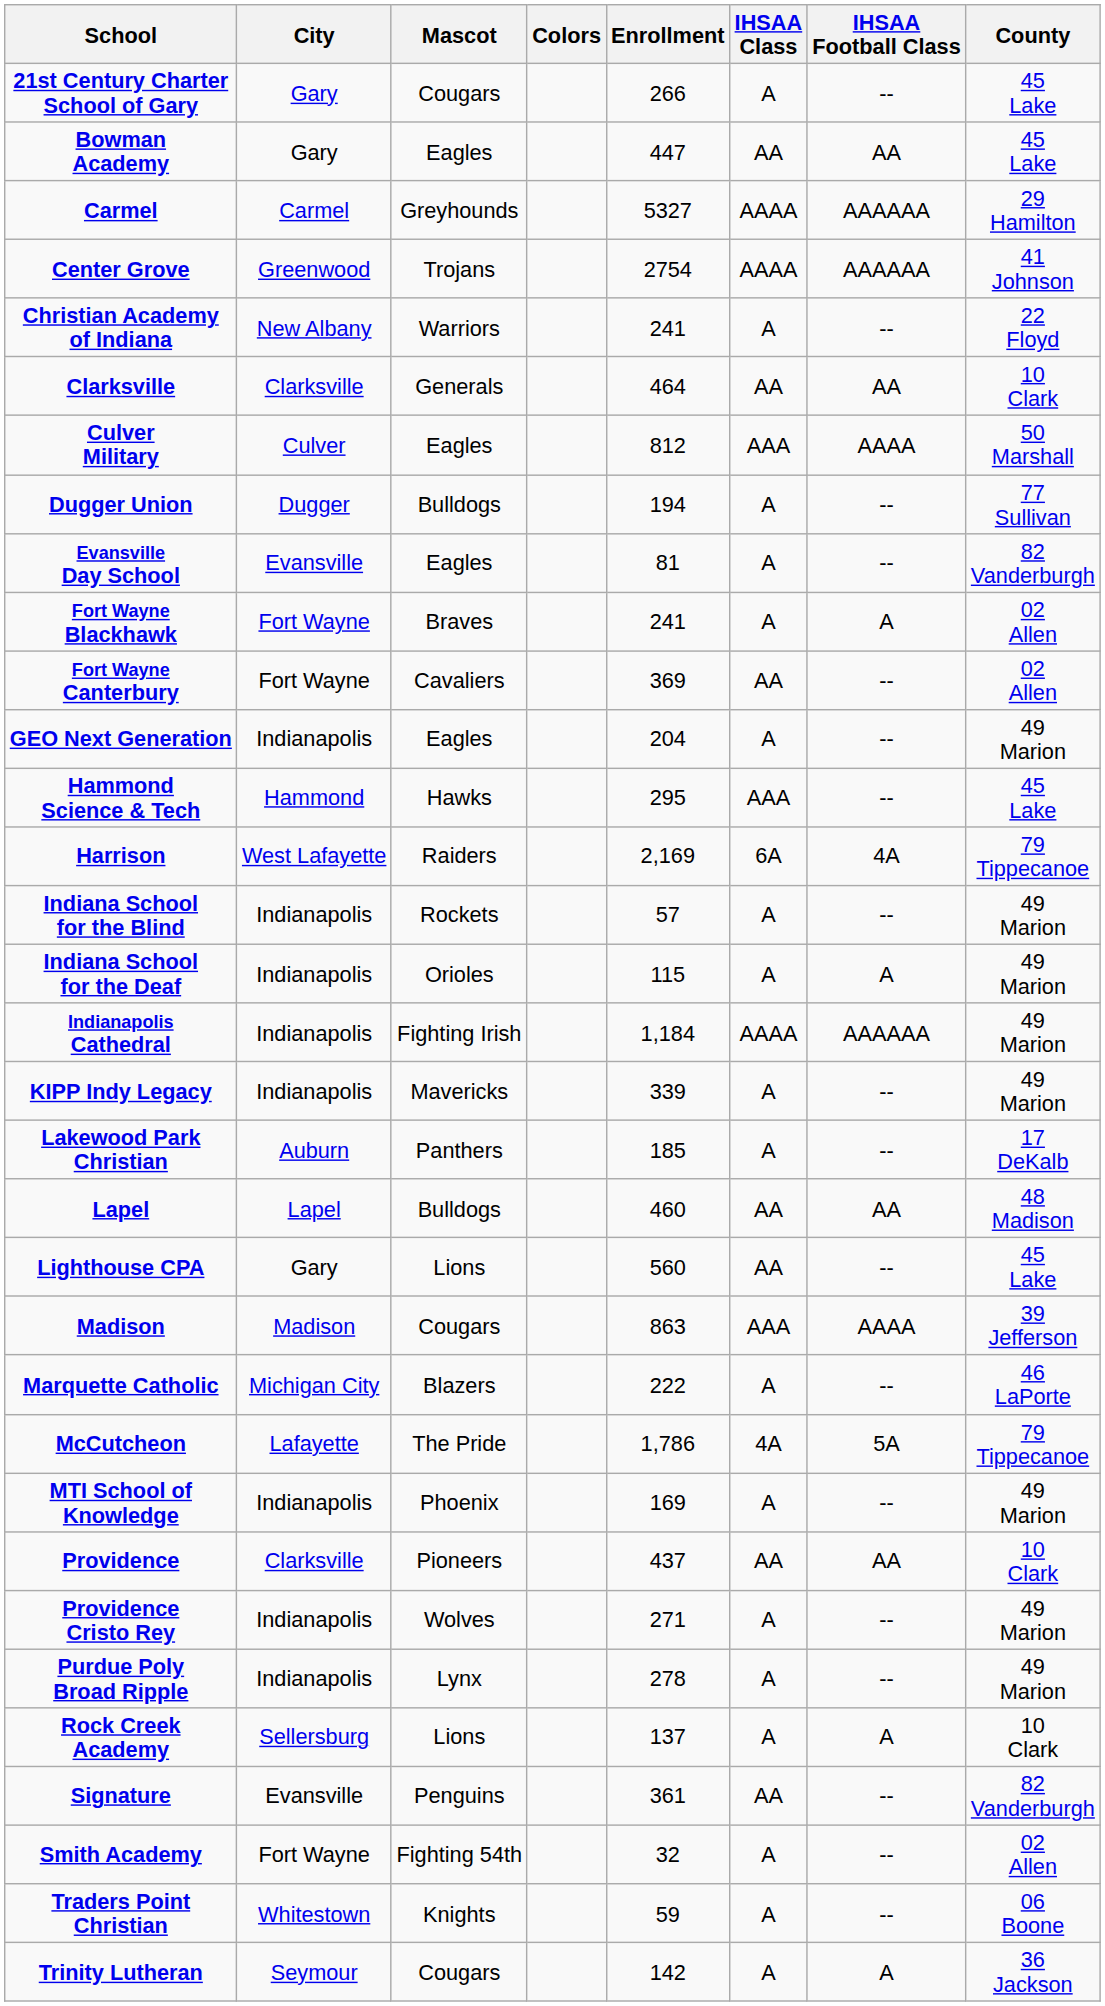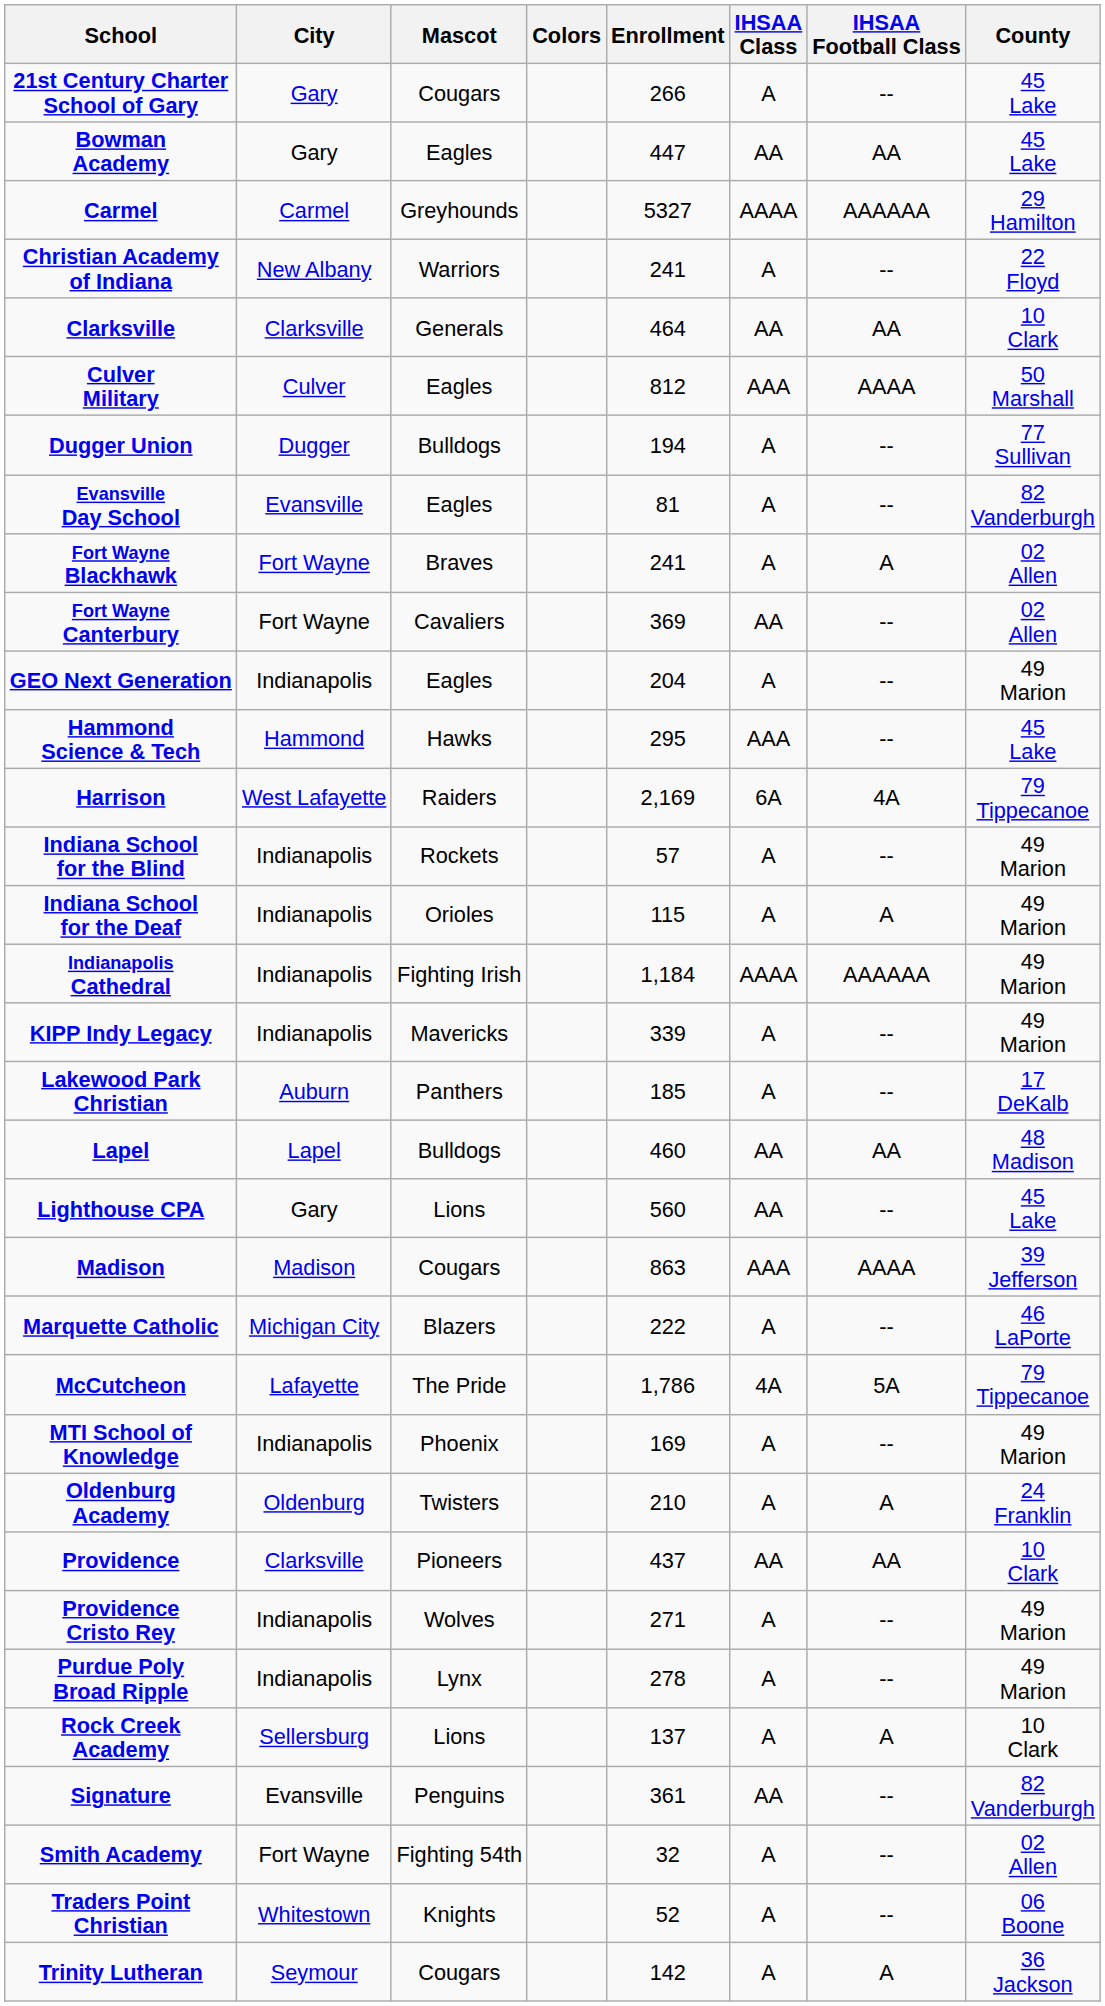- row: (121, 269)
+ row: (121, 1502)
(668, 1913) 59 -> (668, 1913) 52
